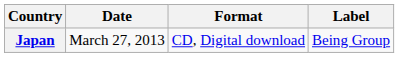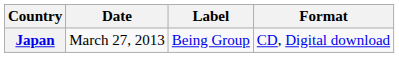columns swapped: (238, 16) <-> (351, 16)
